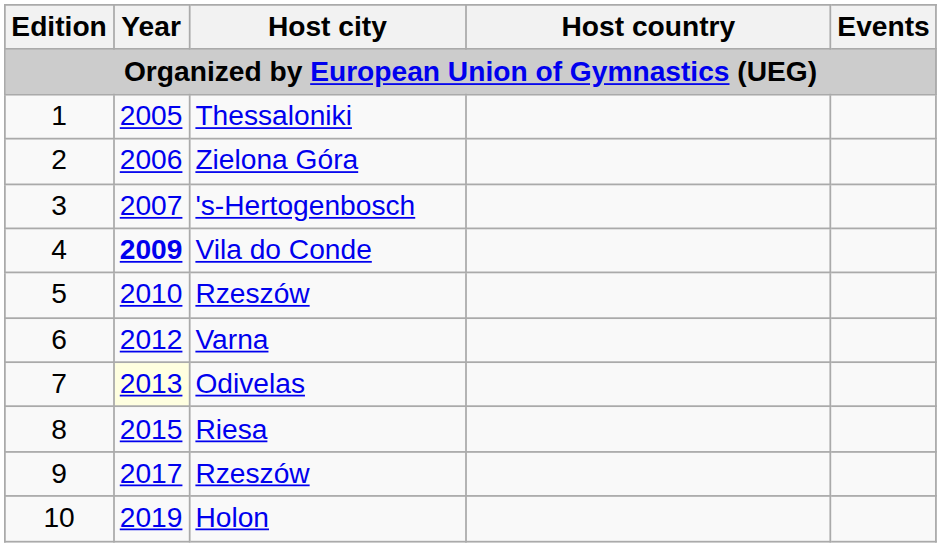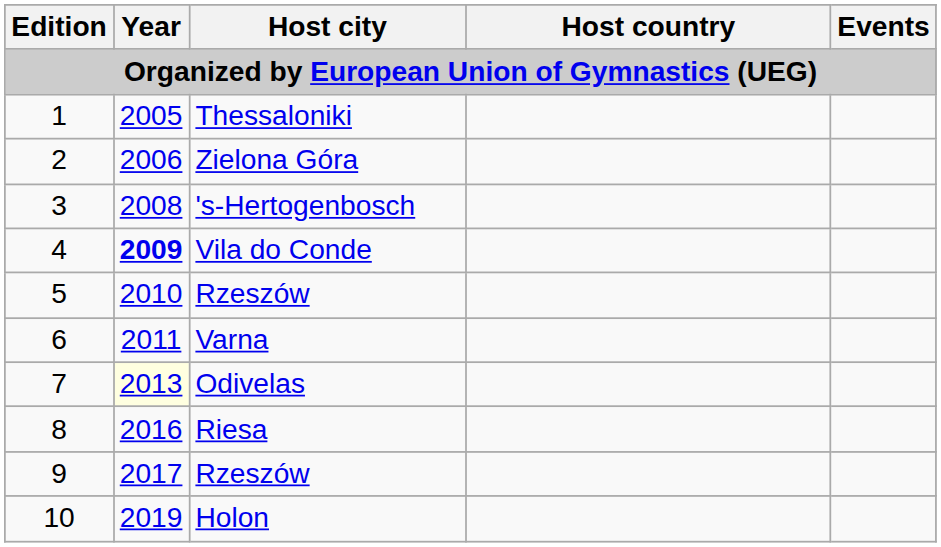(151, 205) 2007 -> (151, 205) 2008
(151, 339) 2012 -> (151, 339) 2011
(151, 428) 2015 -> (151, 428) 2016
